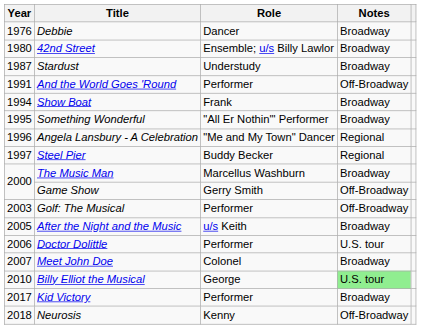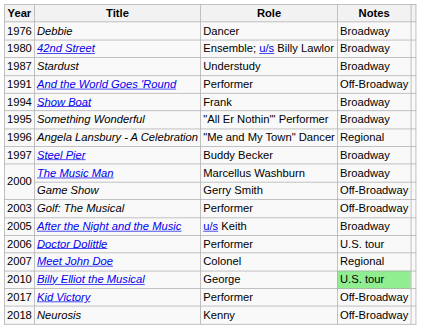(362, 155) Regional -> (365, 155) Broadway
(365, 262) Broadway -> (362, 262) Regional
(365, 297) Broadway -> (374, 297) Off-Broadway
